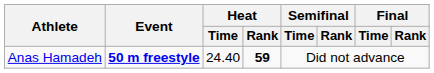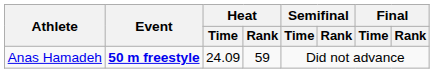(223, 58) 24.40 -> (223, 58) 24.09
(262, 58) bold -> (262, 58) normal
